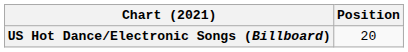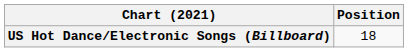(368, 37) 20 -> (368, 37) 18
